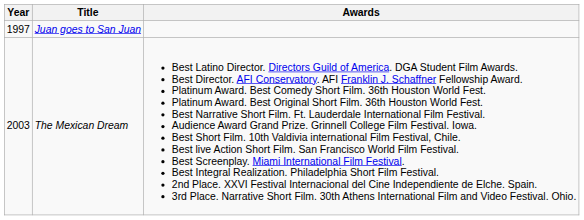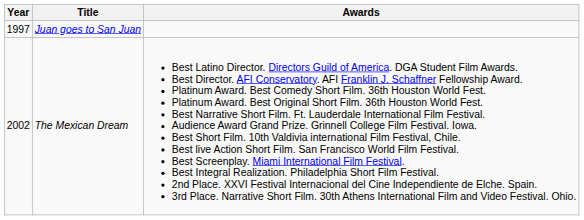(18, 126) 2003 -> (18, 126) 2002
